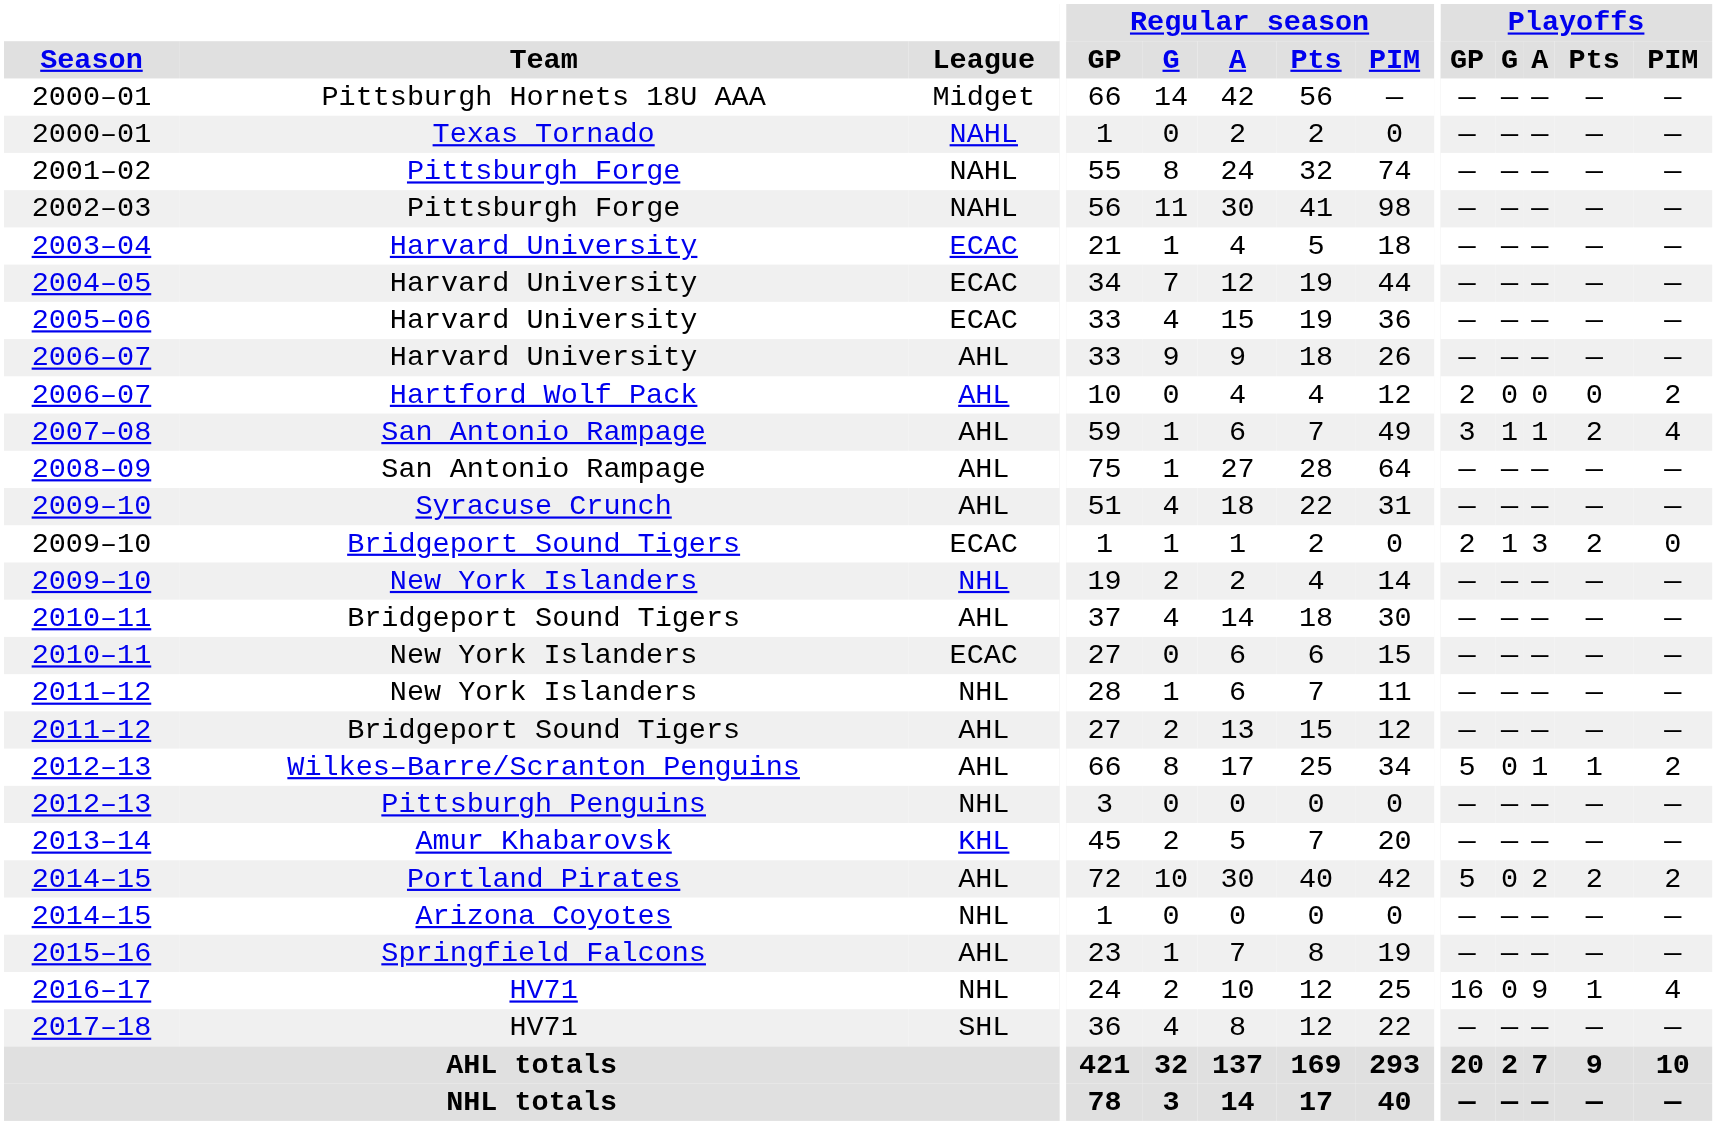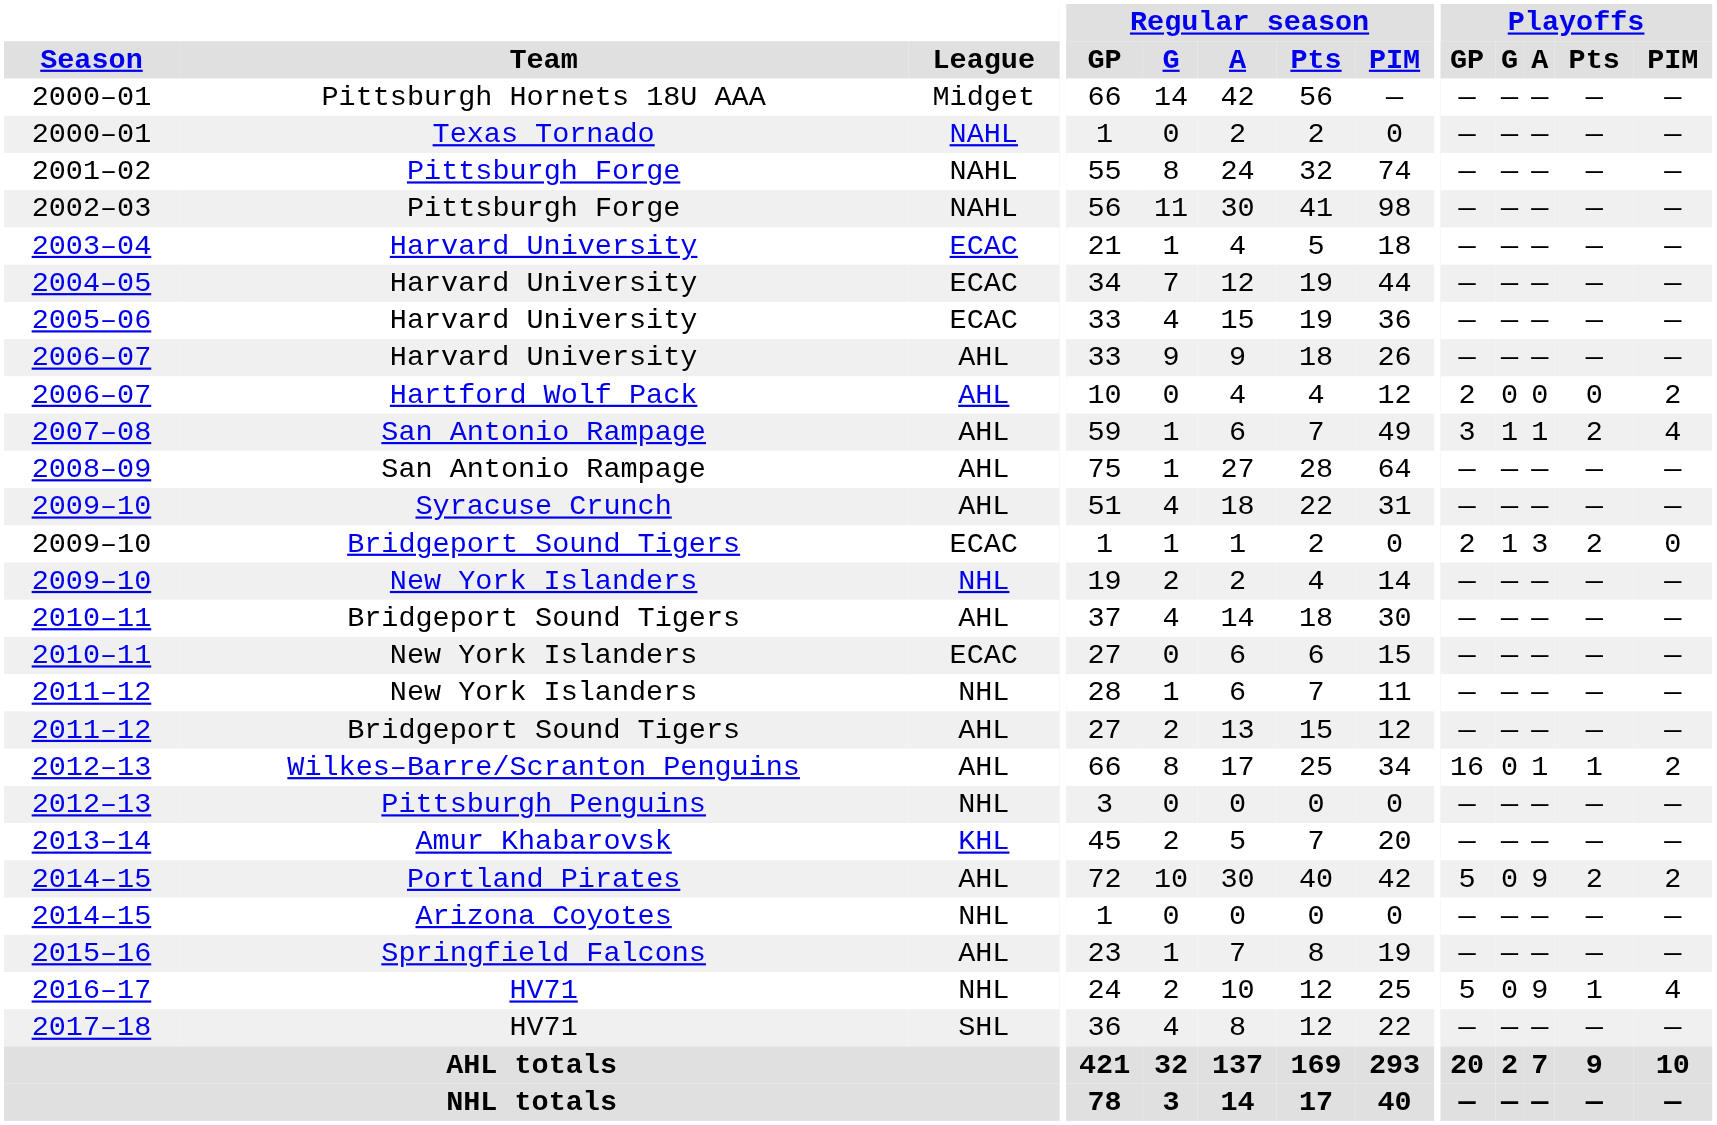(1467, 767) 5 -> (1467, 767) 16
(1540, 879) 2 -> (1540, 879) 9
(1467, 991) 16 -> (1467, 991) 5
